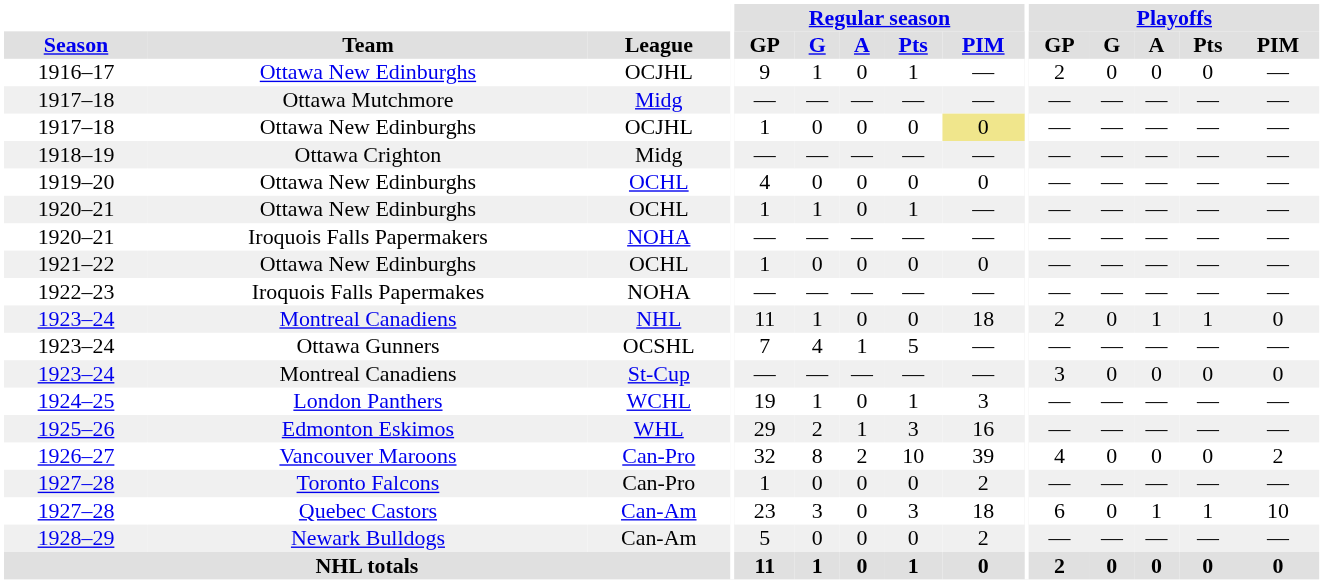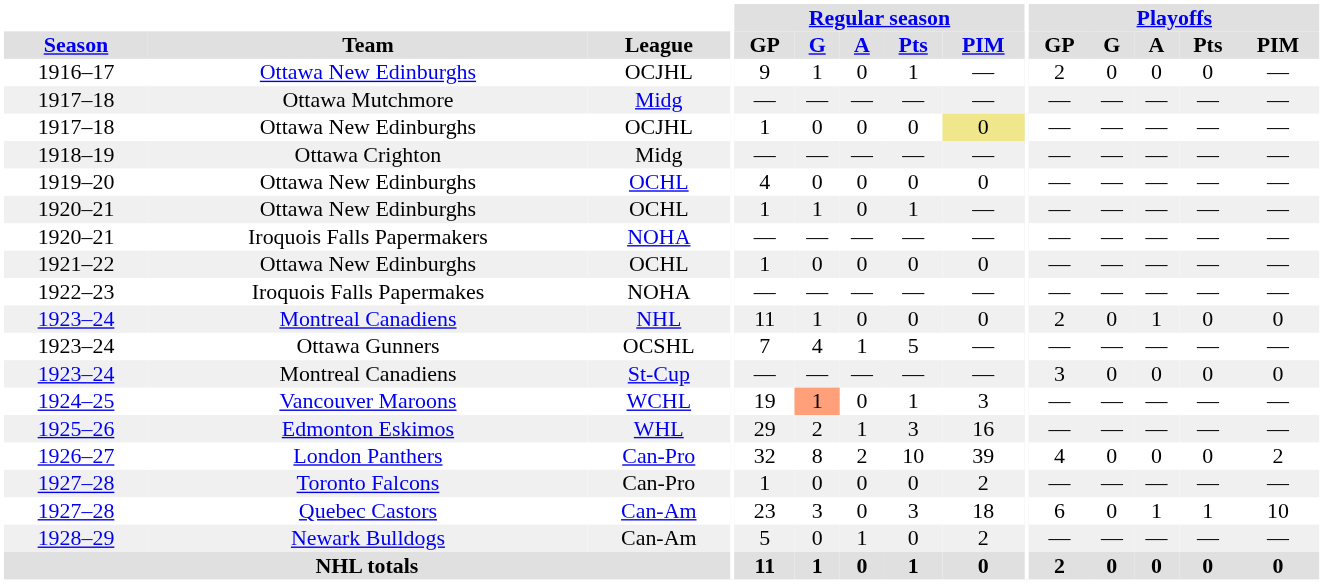(983, 318) 18 -> (983, 318) 0
(1208, 318) 1 -> (1208, 318) 0
(368, 401) London Panthers -> (368, 401) Vancouver Maroons
(817, 401) no background -> (817, 401) lightsalmon background
(368, 455) Vancouver Maroons -> (368, 455) London Panthers
(862, 538) 0 -> (862, 538) 1
